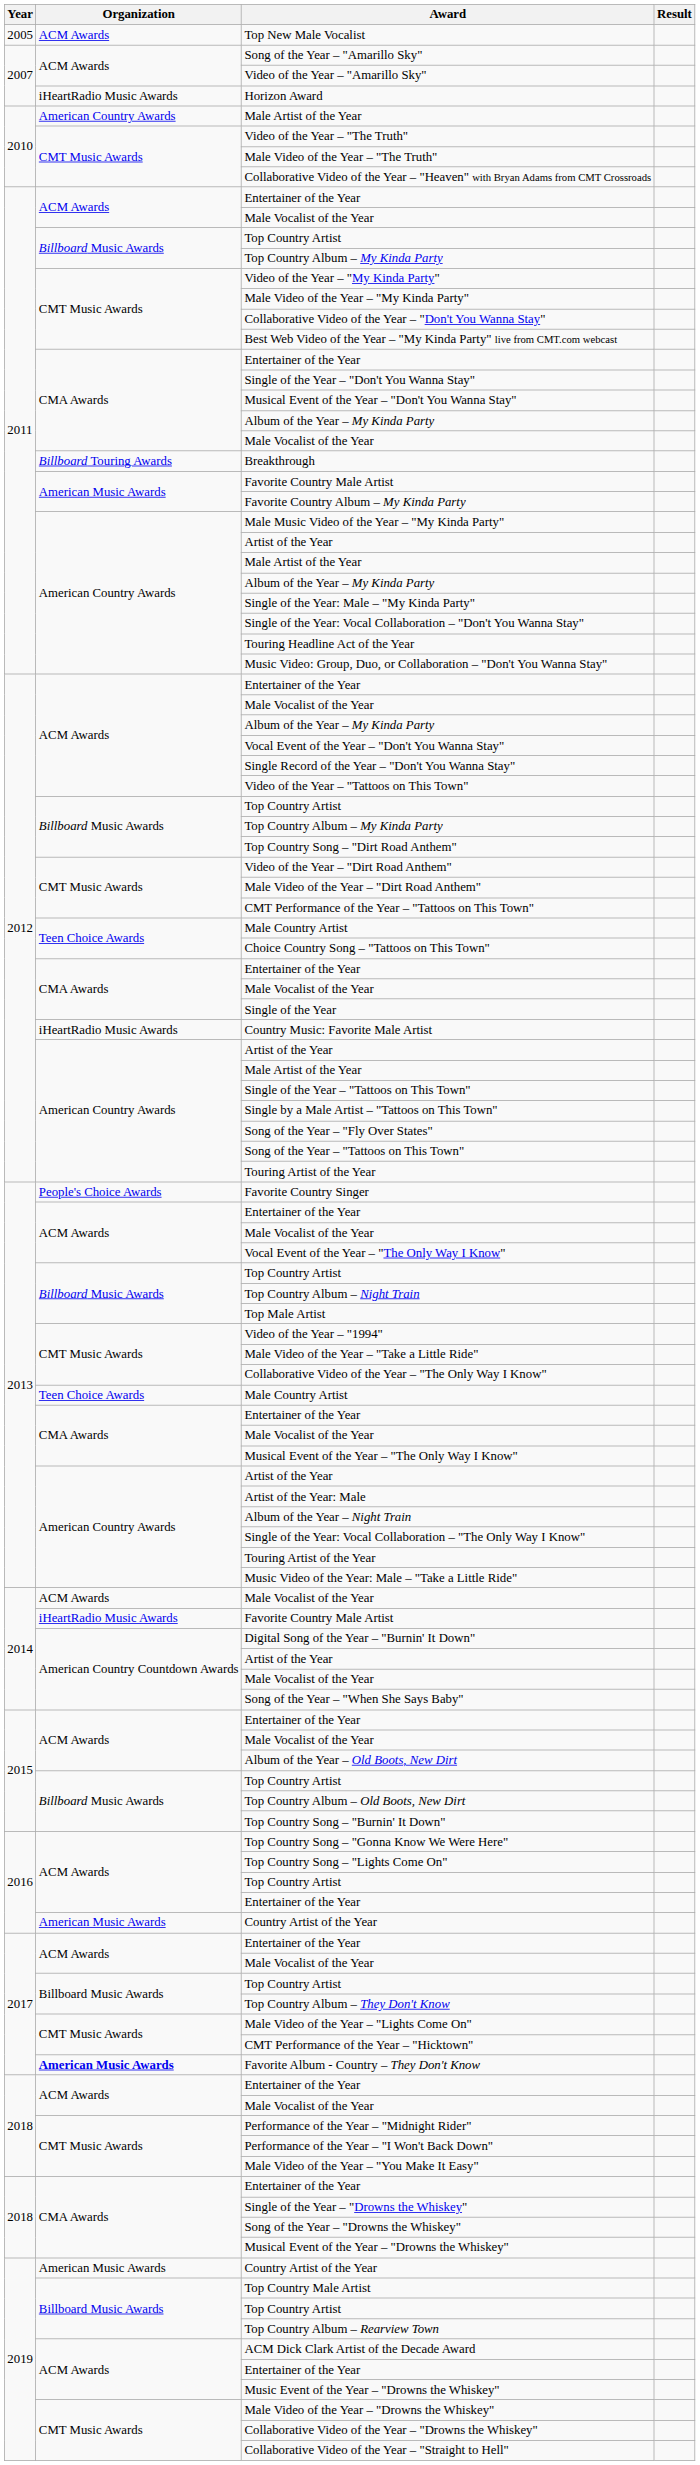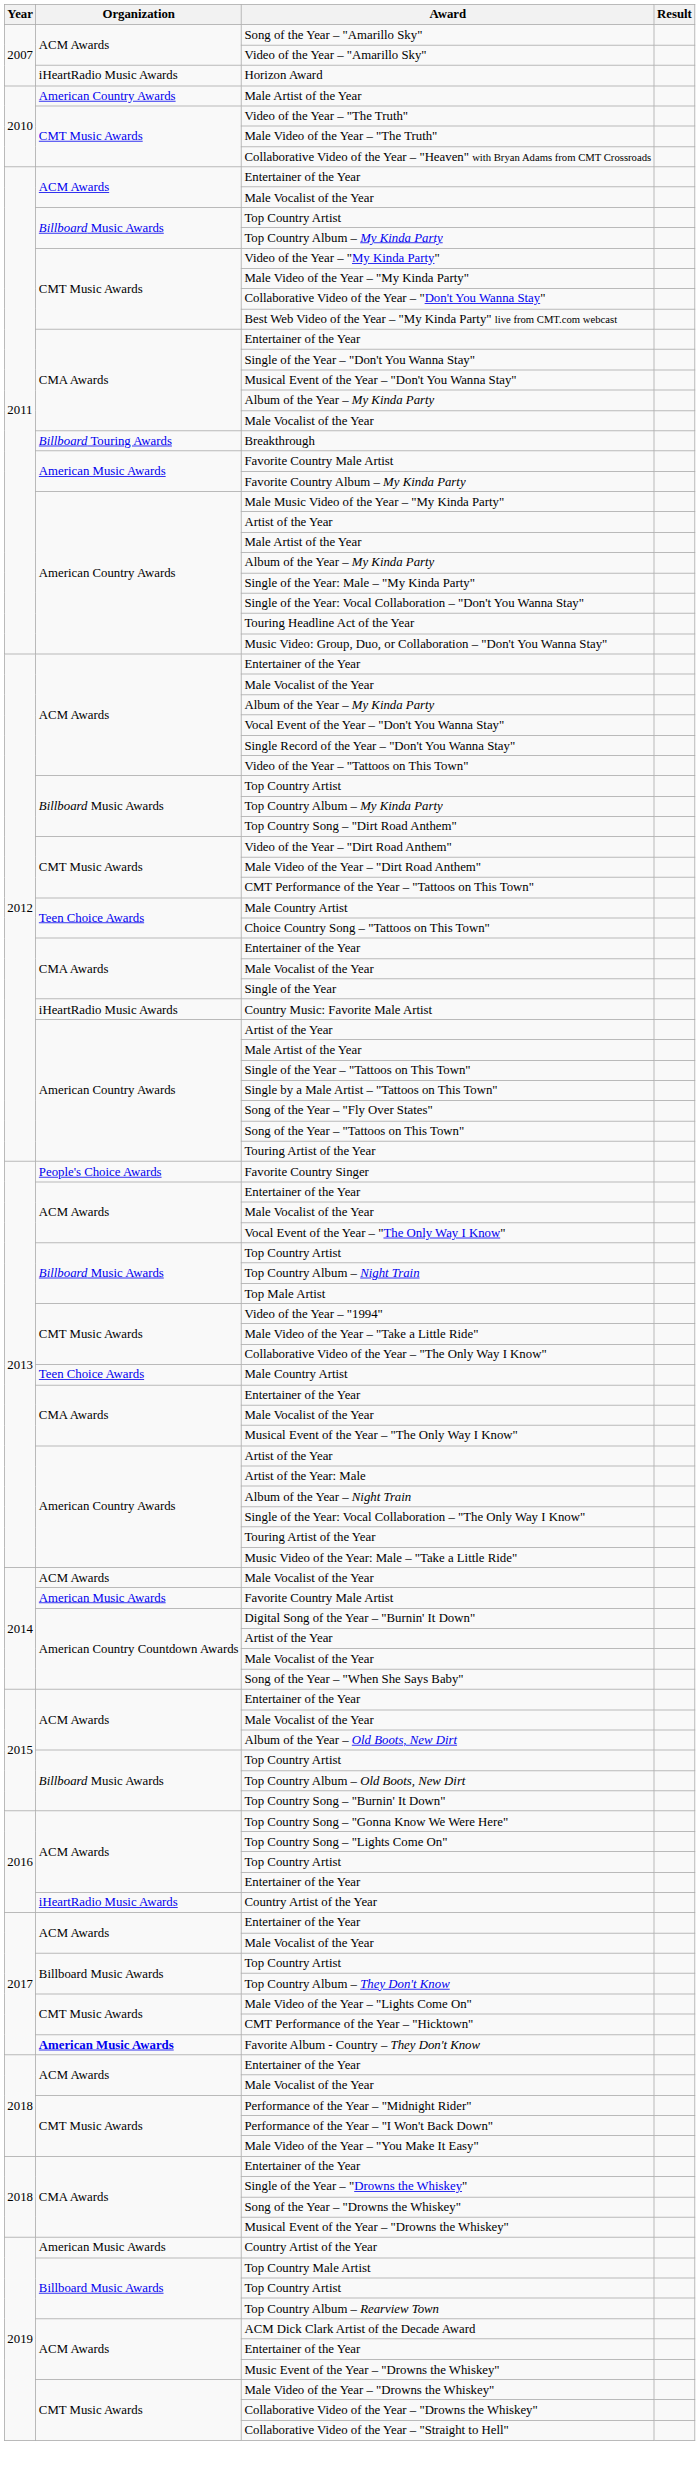- row: (20, 34)
(108, 1618) iHeartRadio Music Awards -> (102, 1598) American Music Awards
(102, 1922) American Music Awards -> (108, 1902) iHeartRadio Music Awards
